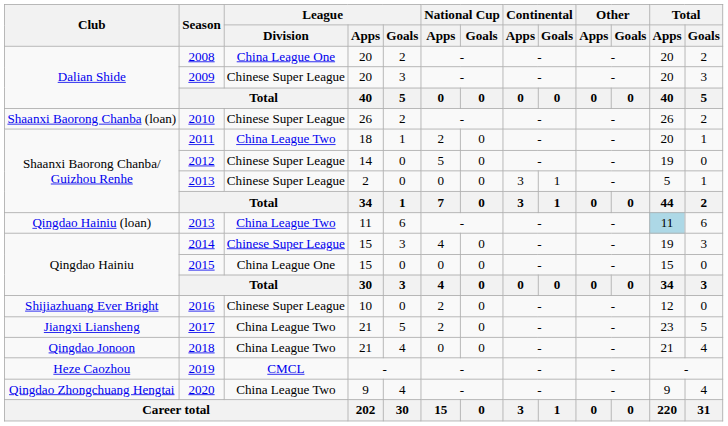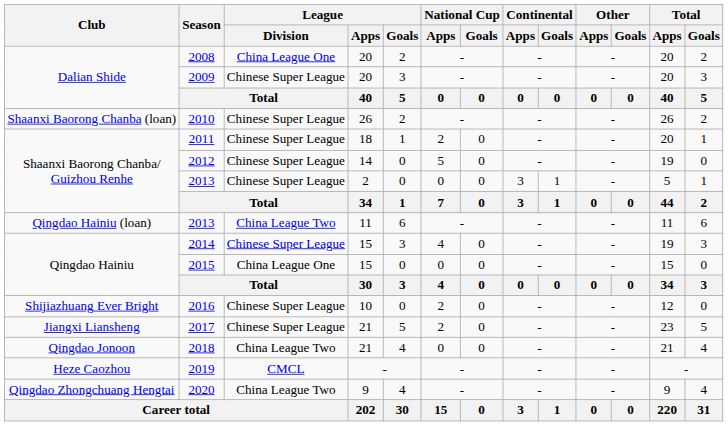(286, 139) China League Two -> (286, 139) Chinese Super League
(667, 222) lightblue background -> (667, 222) no background
(286, 327) China League Two -> (286, 327) Chinese Super League
